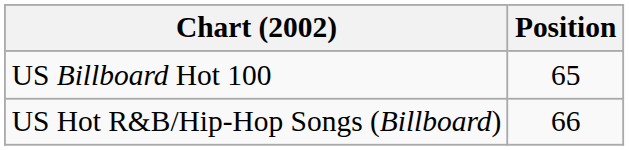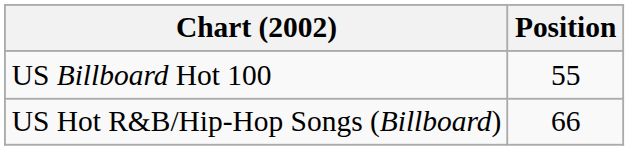(566, 74) 65 -> (566, 74) 55
